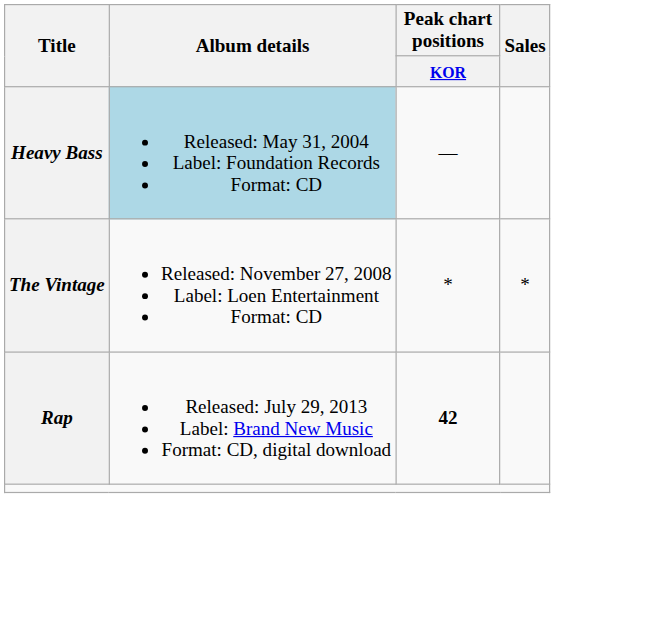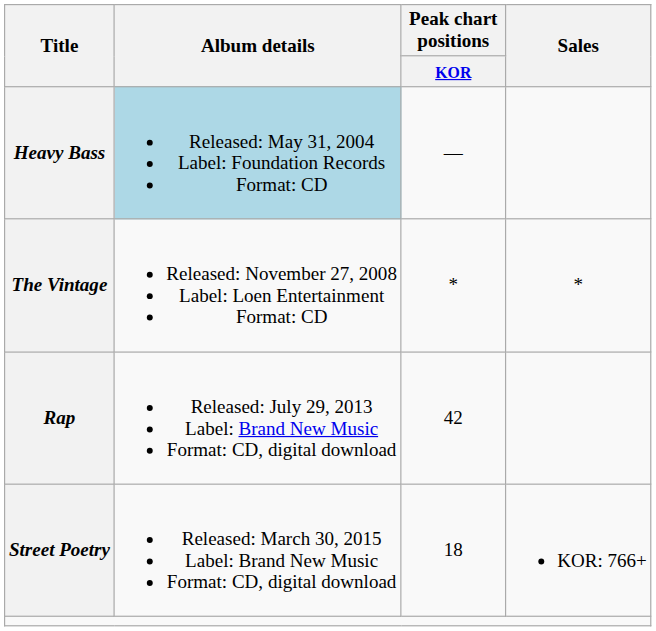(448, 417) bold -> (453, 417) normal
+ row: (59, 550)
